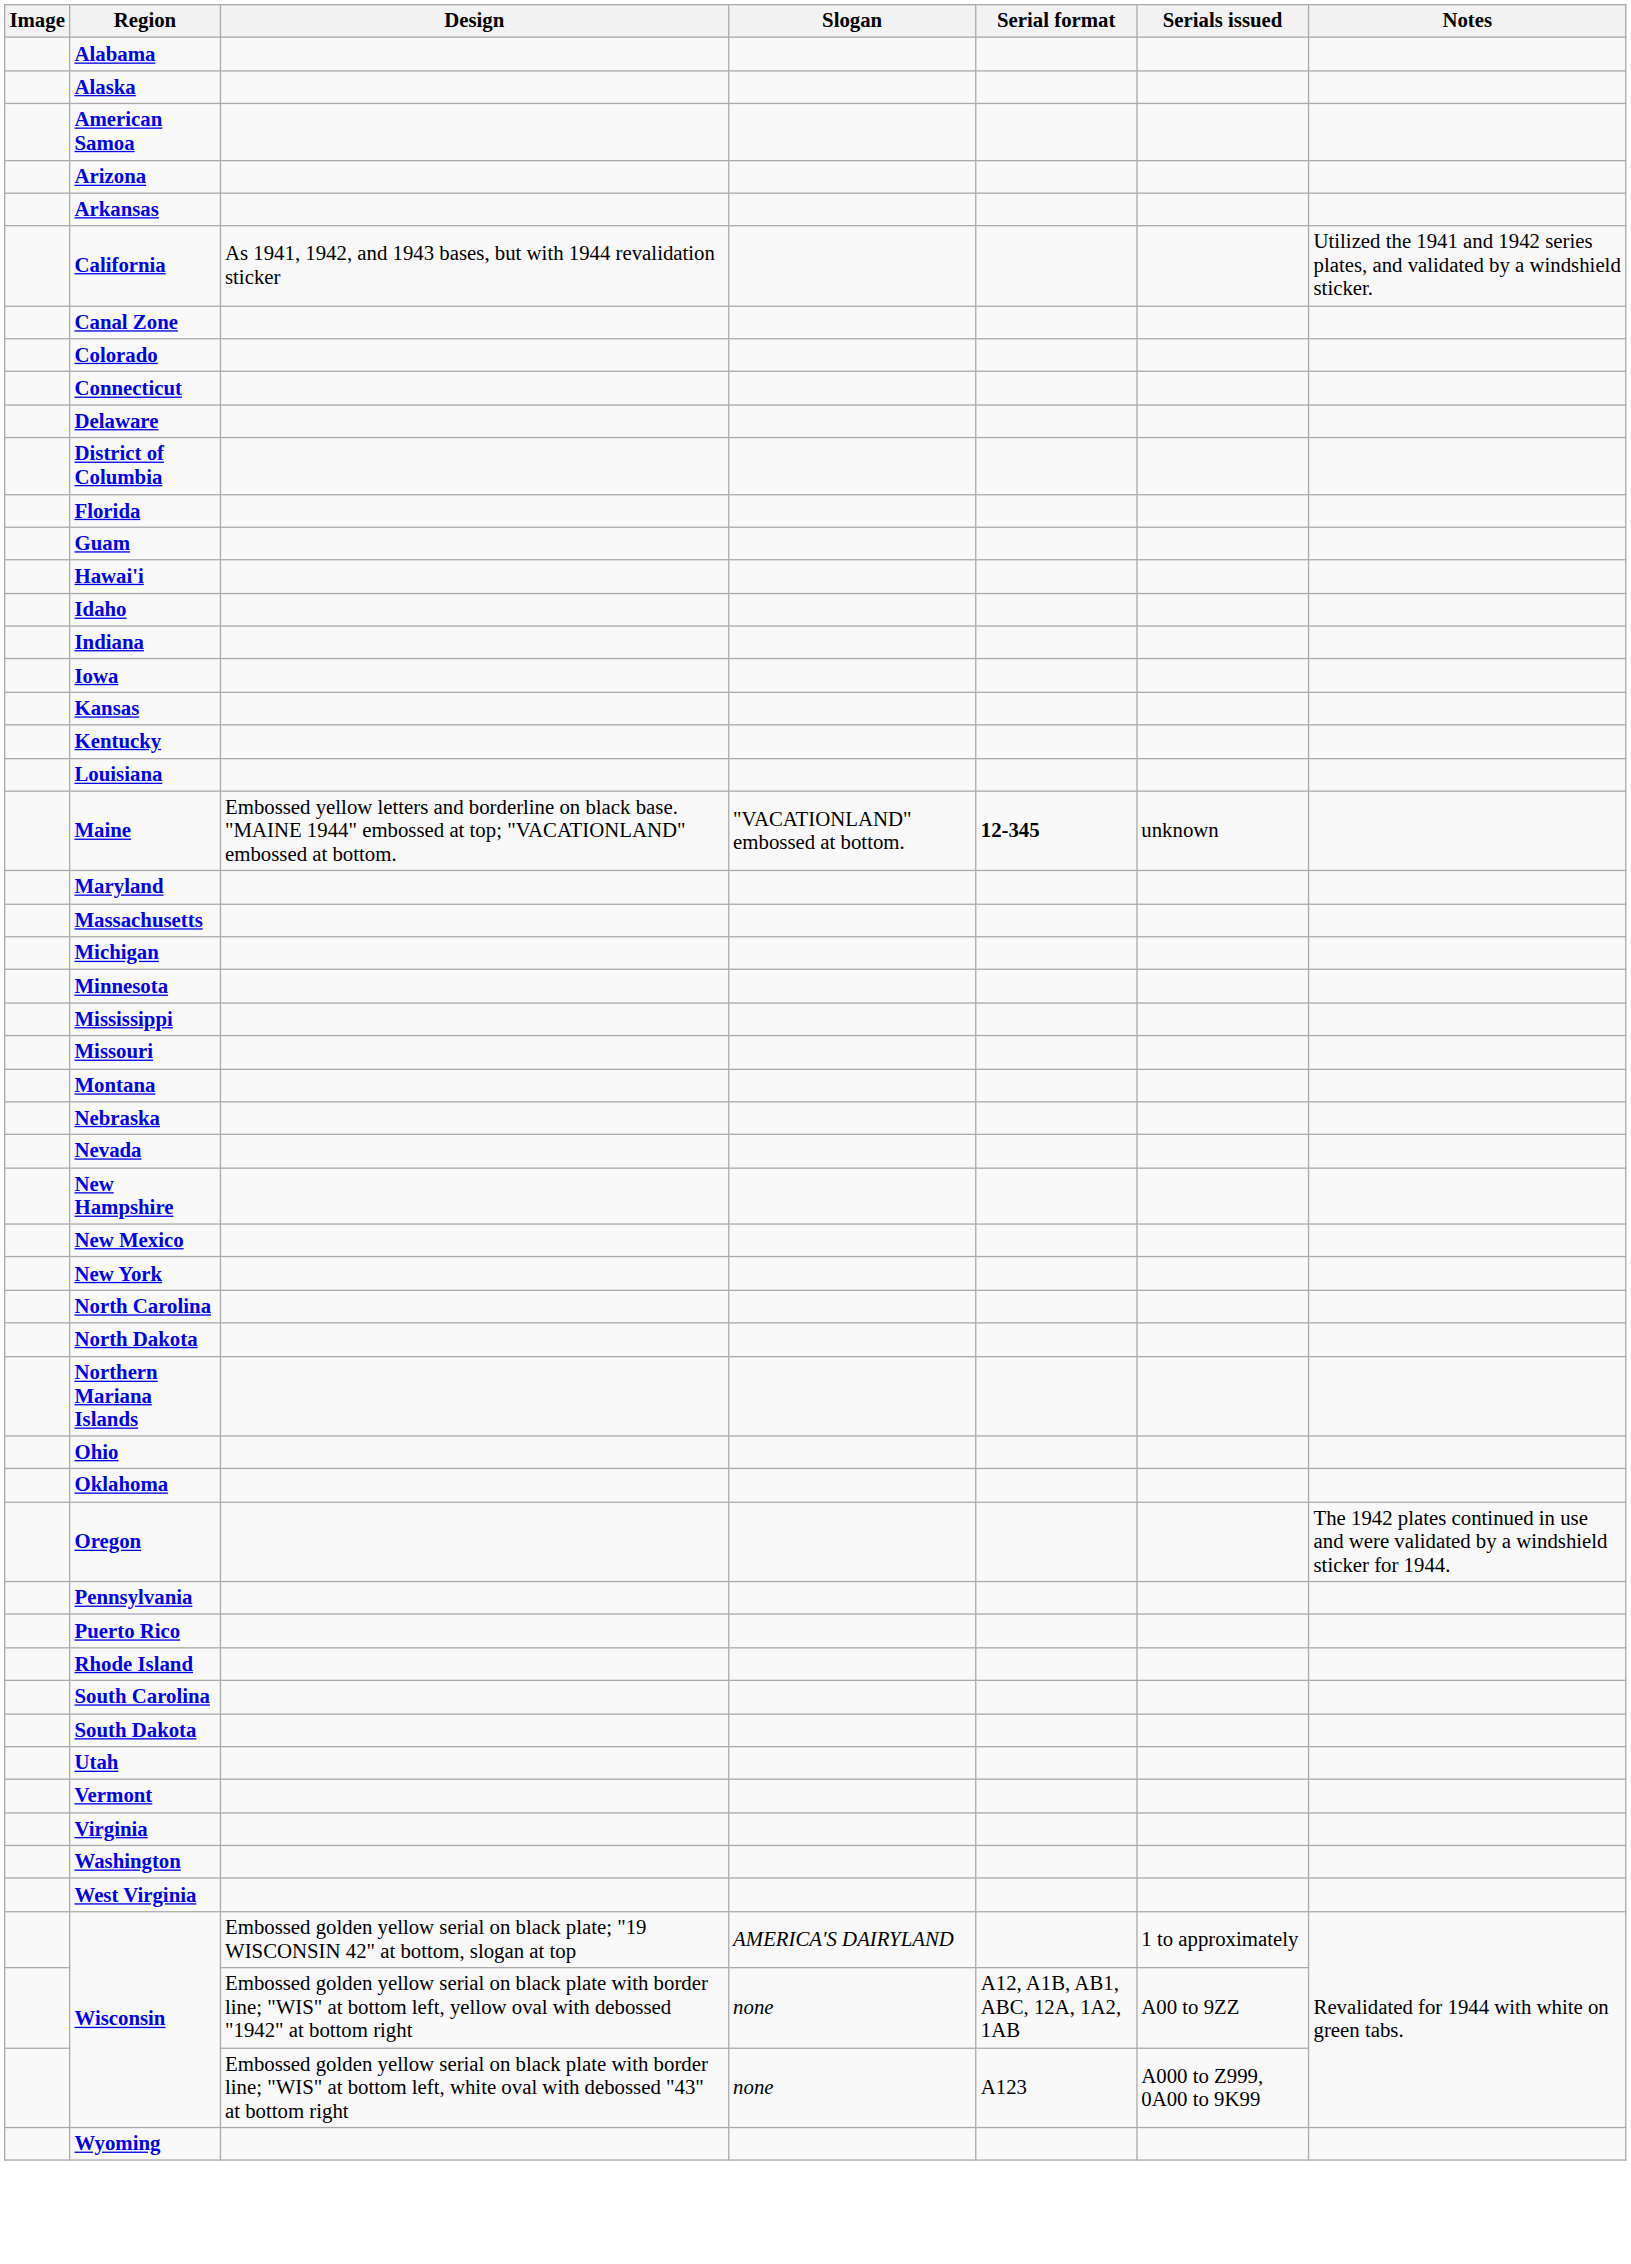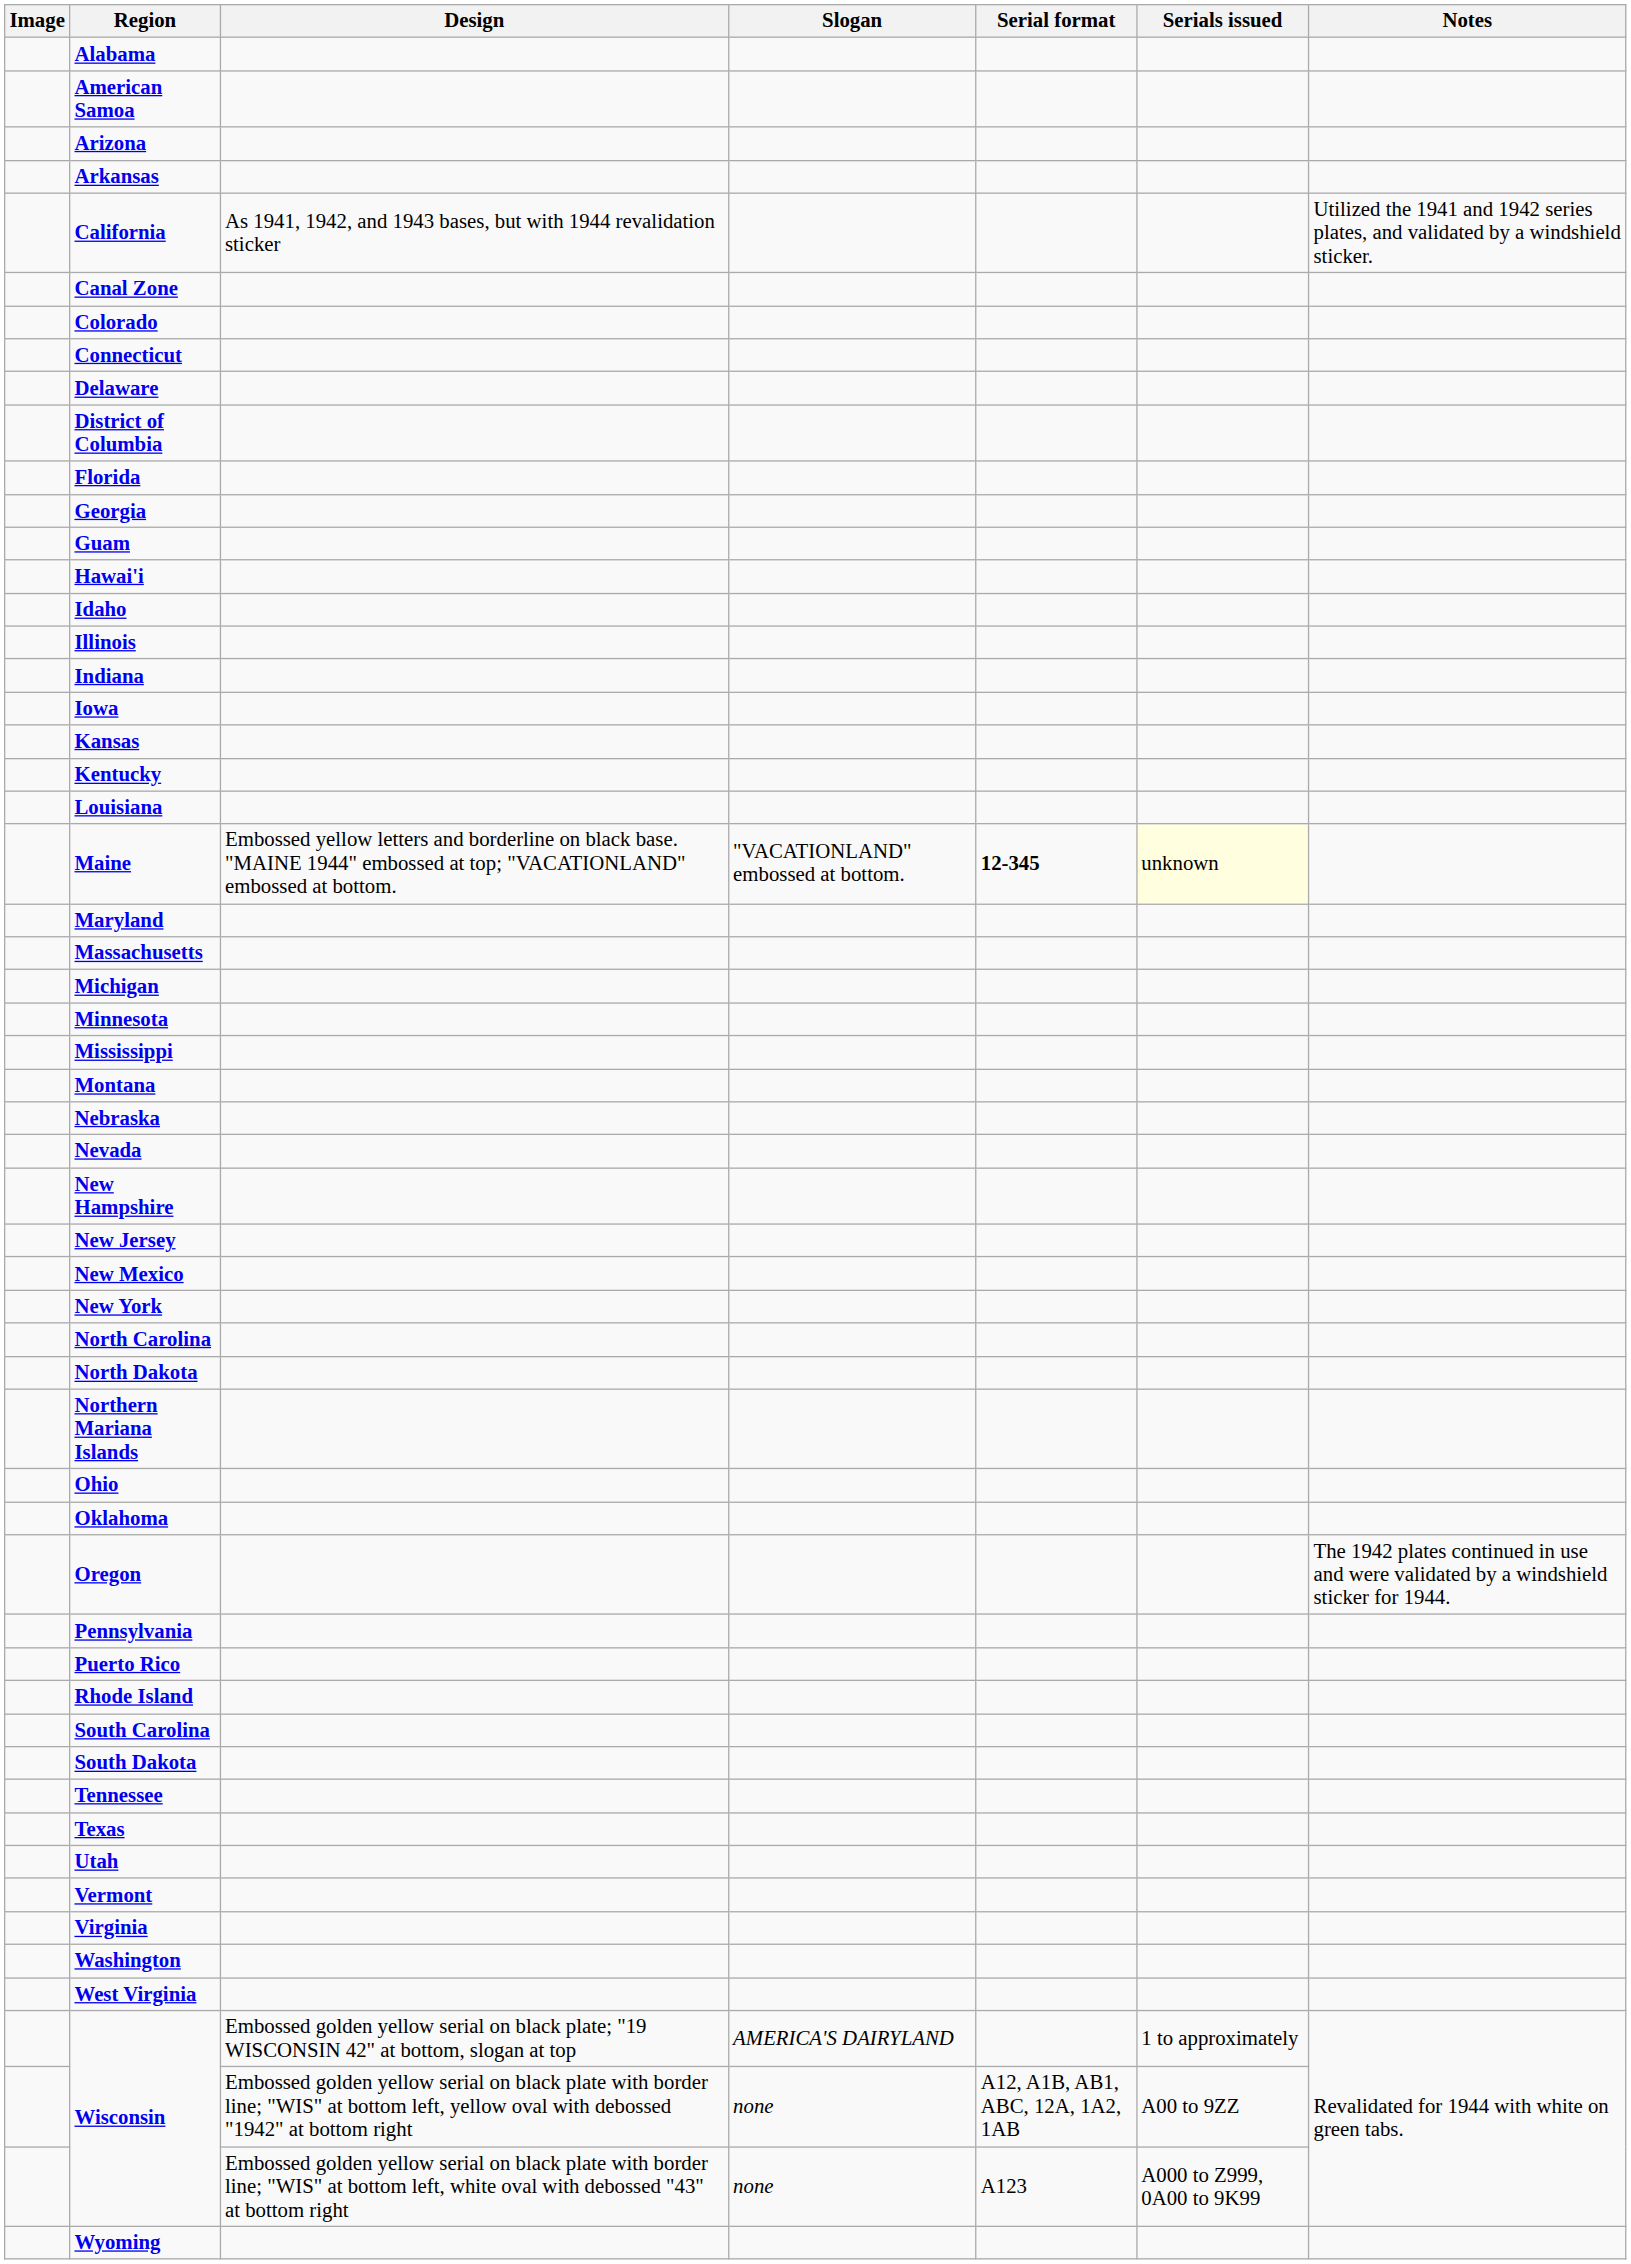- row: (105, 86)
+ row: (110, 510)
+ row: (105, 642)
(1180, 830) no background -> (1180, 863) lightyellow background
- row: (114, 1052)
+ row: (125, 1240)
+ row: (119, 1795)
+ row: (100, 1828)
